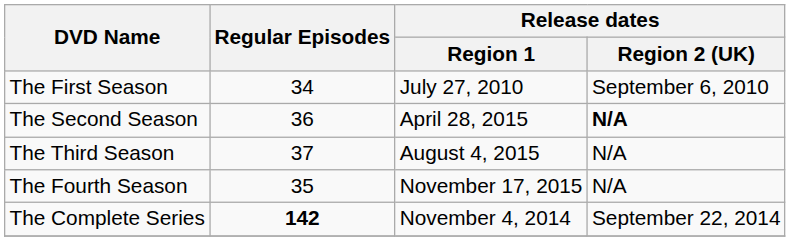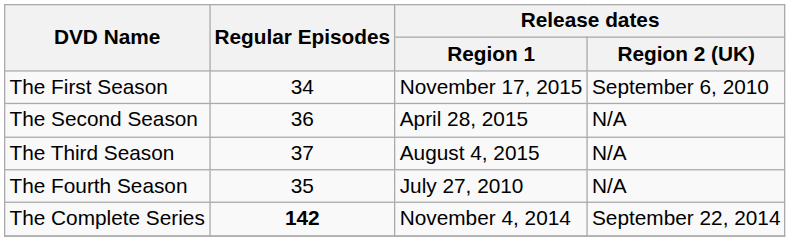(462, 86) July 27, 2010 -> (491, 86) November 17, 2015
(610, 119) bold -> (609, 119) normal
(491, 185) November 17, 2015 -> (462, 185) July 27, 2010
